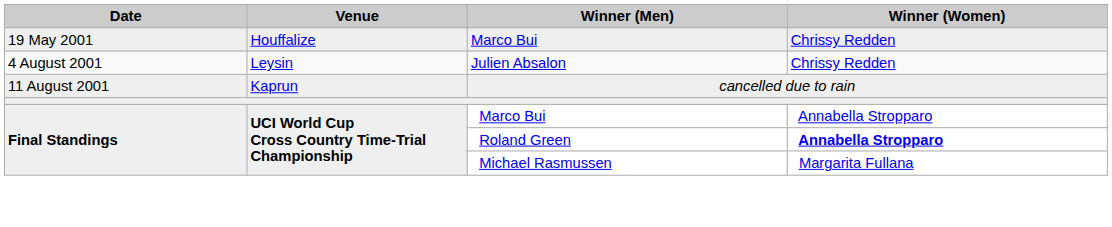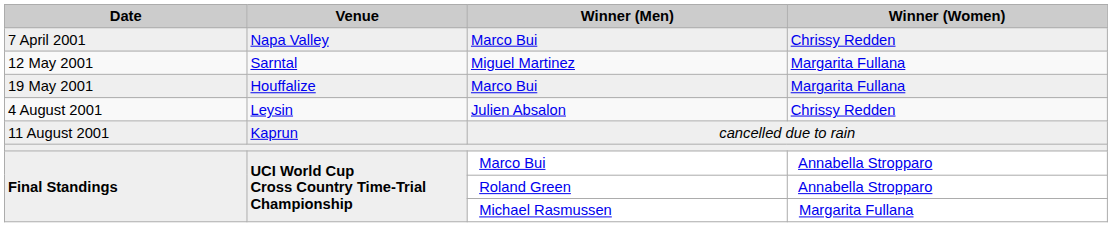+ row: (47, 40)
+ row: (50, 63)
(843, 40) Chrissy Redden -> (848, 86) Margarita Fullana
(867, 140) bold -> (862, 187) normal
